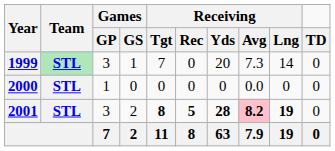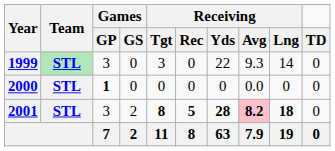(133, 63) 1 -> (133, 63) 0
(161, 63) 7 -> (161, 63) 3
(223, 63) 20 -> (223, 63) 22
(254, 63) 7.3 -> (254, 63) 9.3
(106, 87) normal -> (106, 87) bold
(286, 110) 19 -> (286, 110) 18
